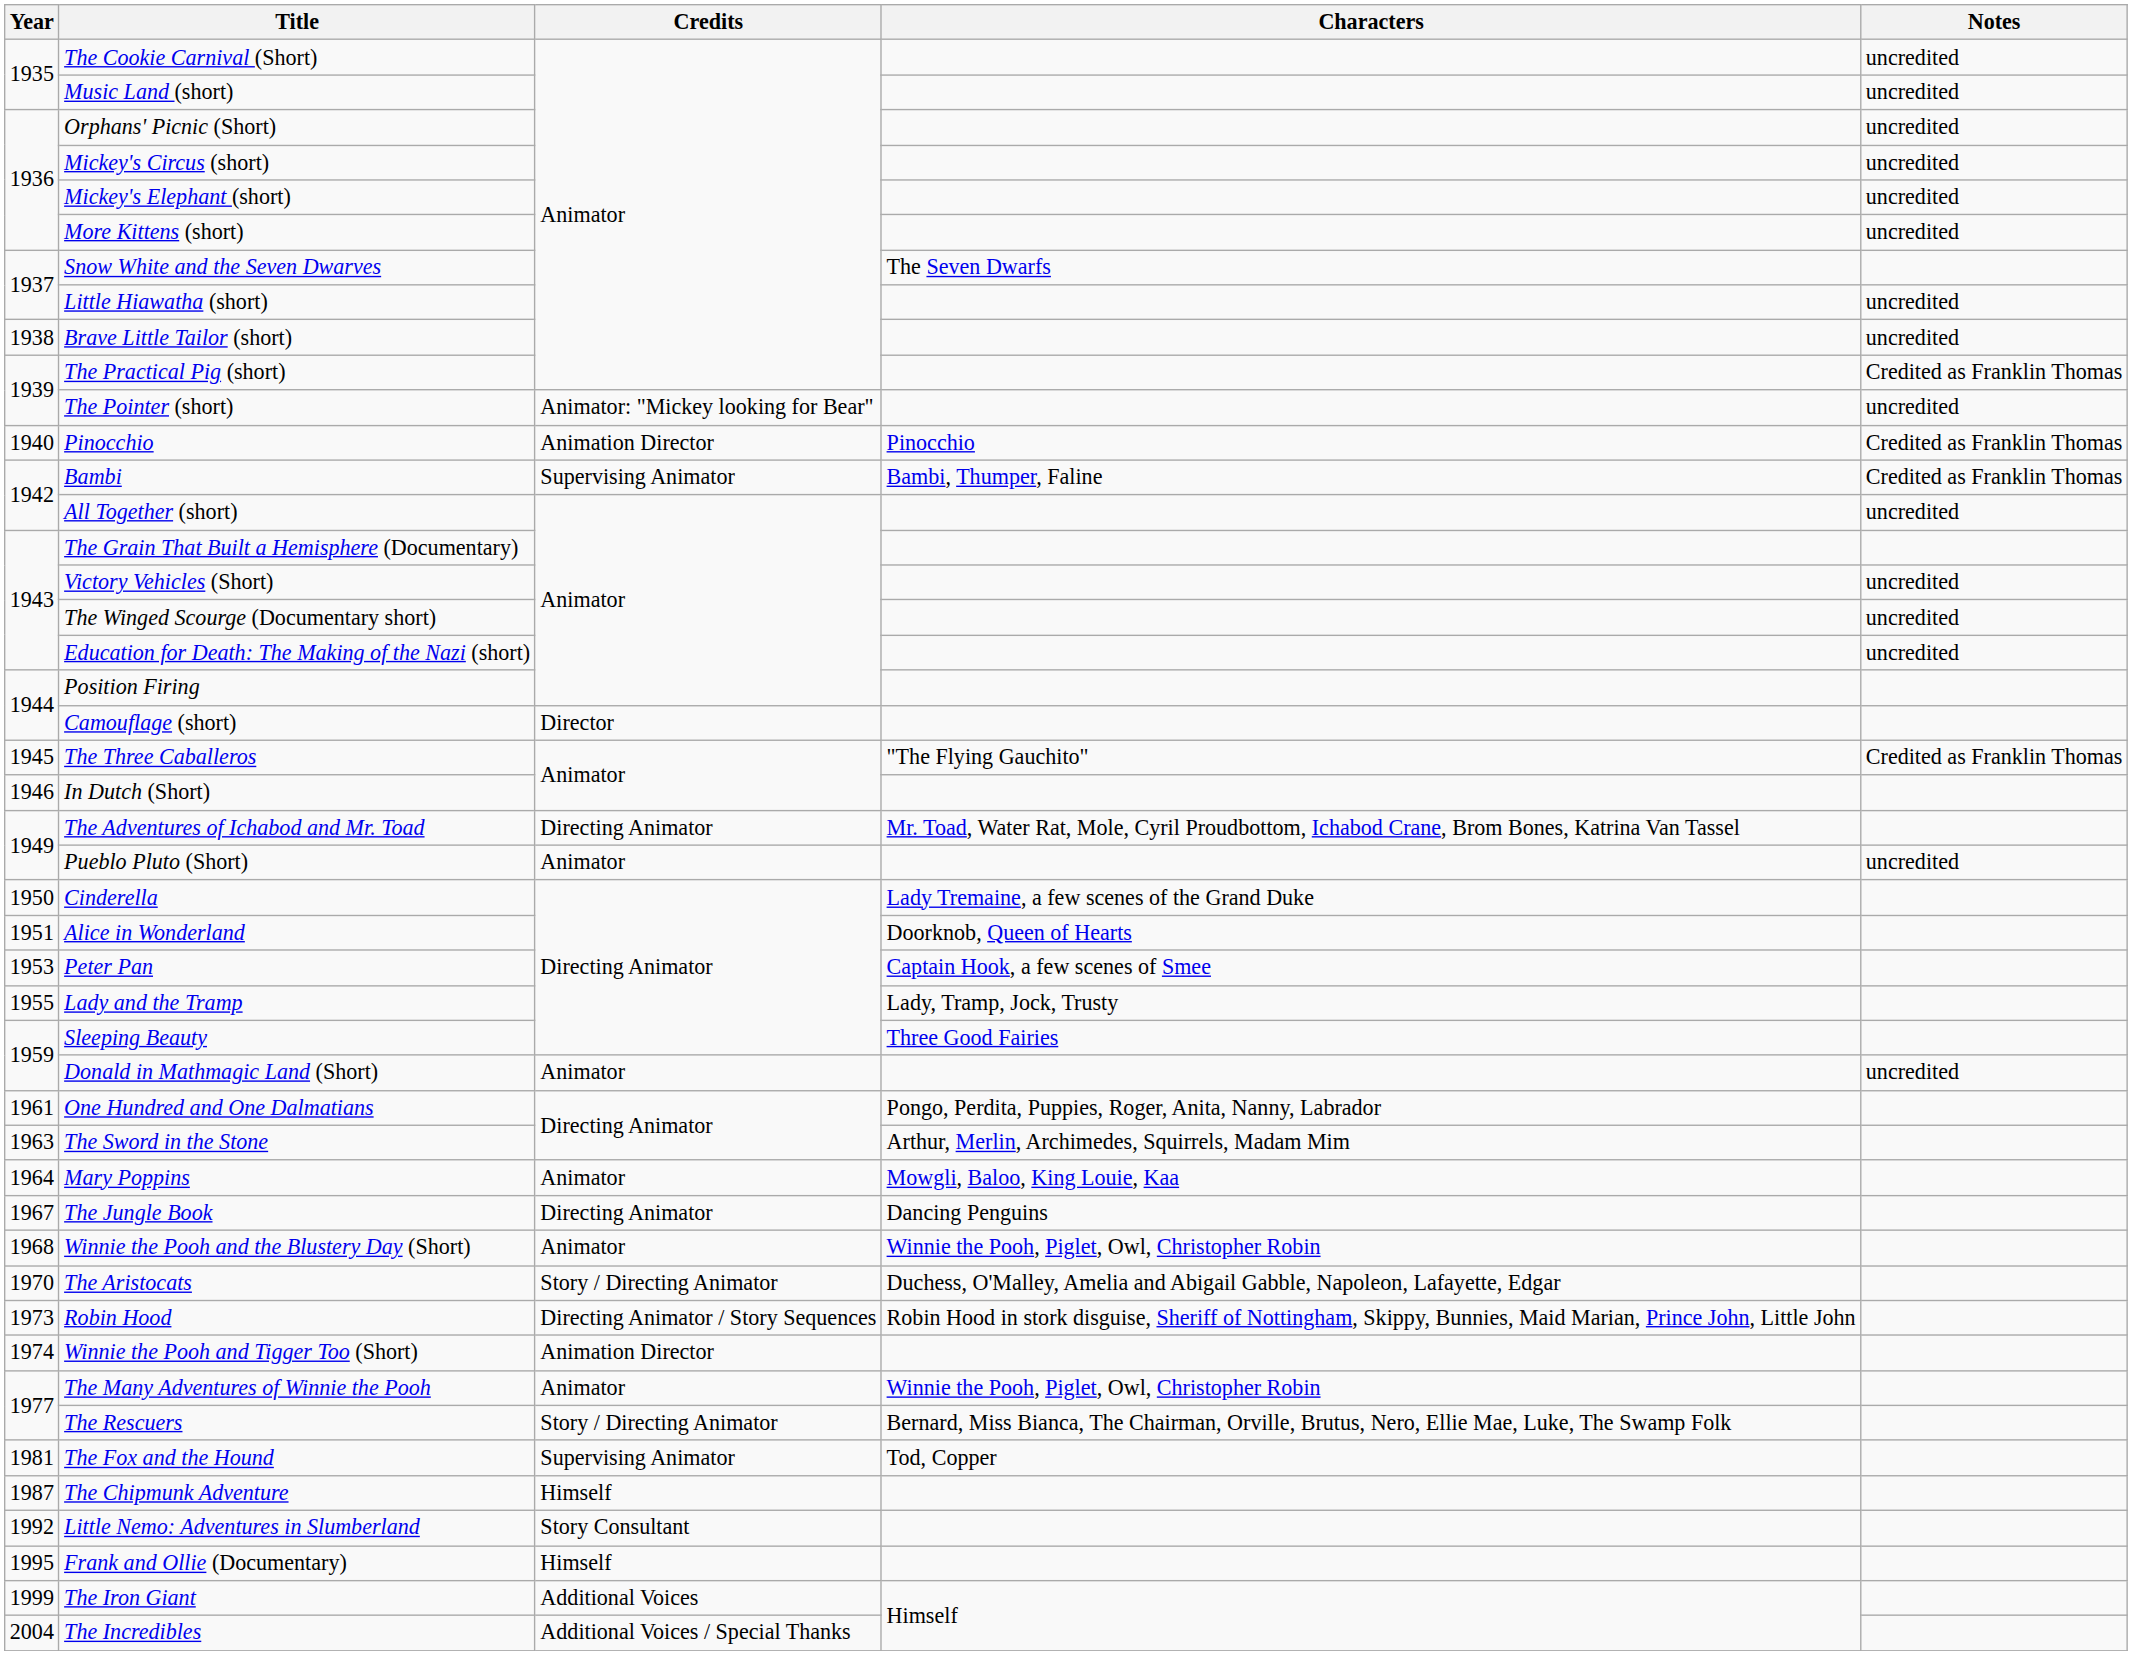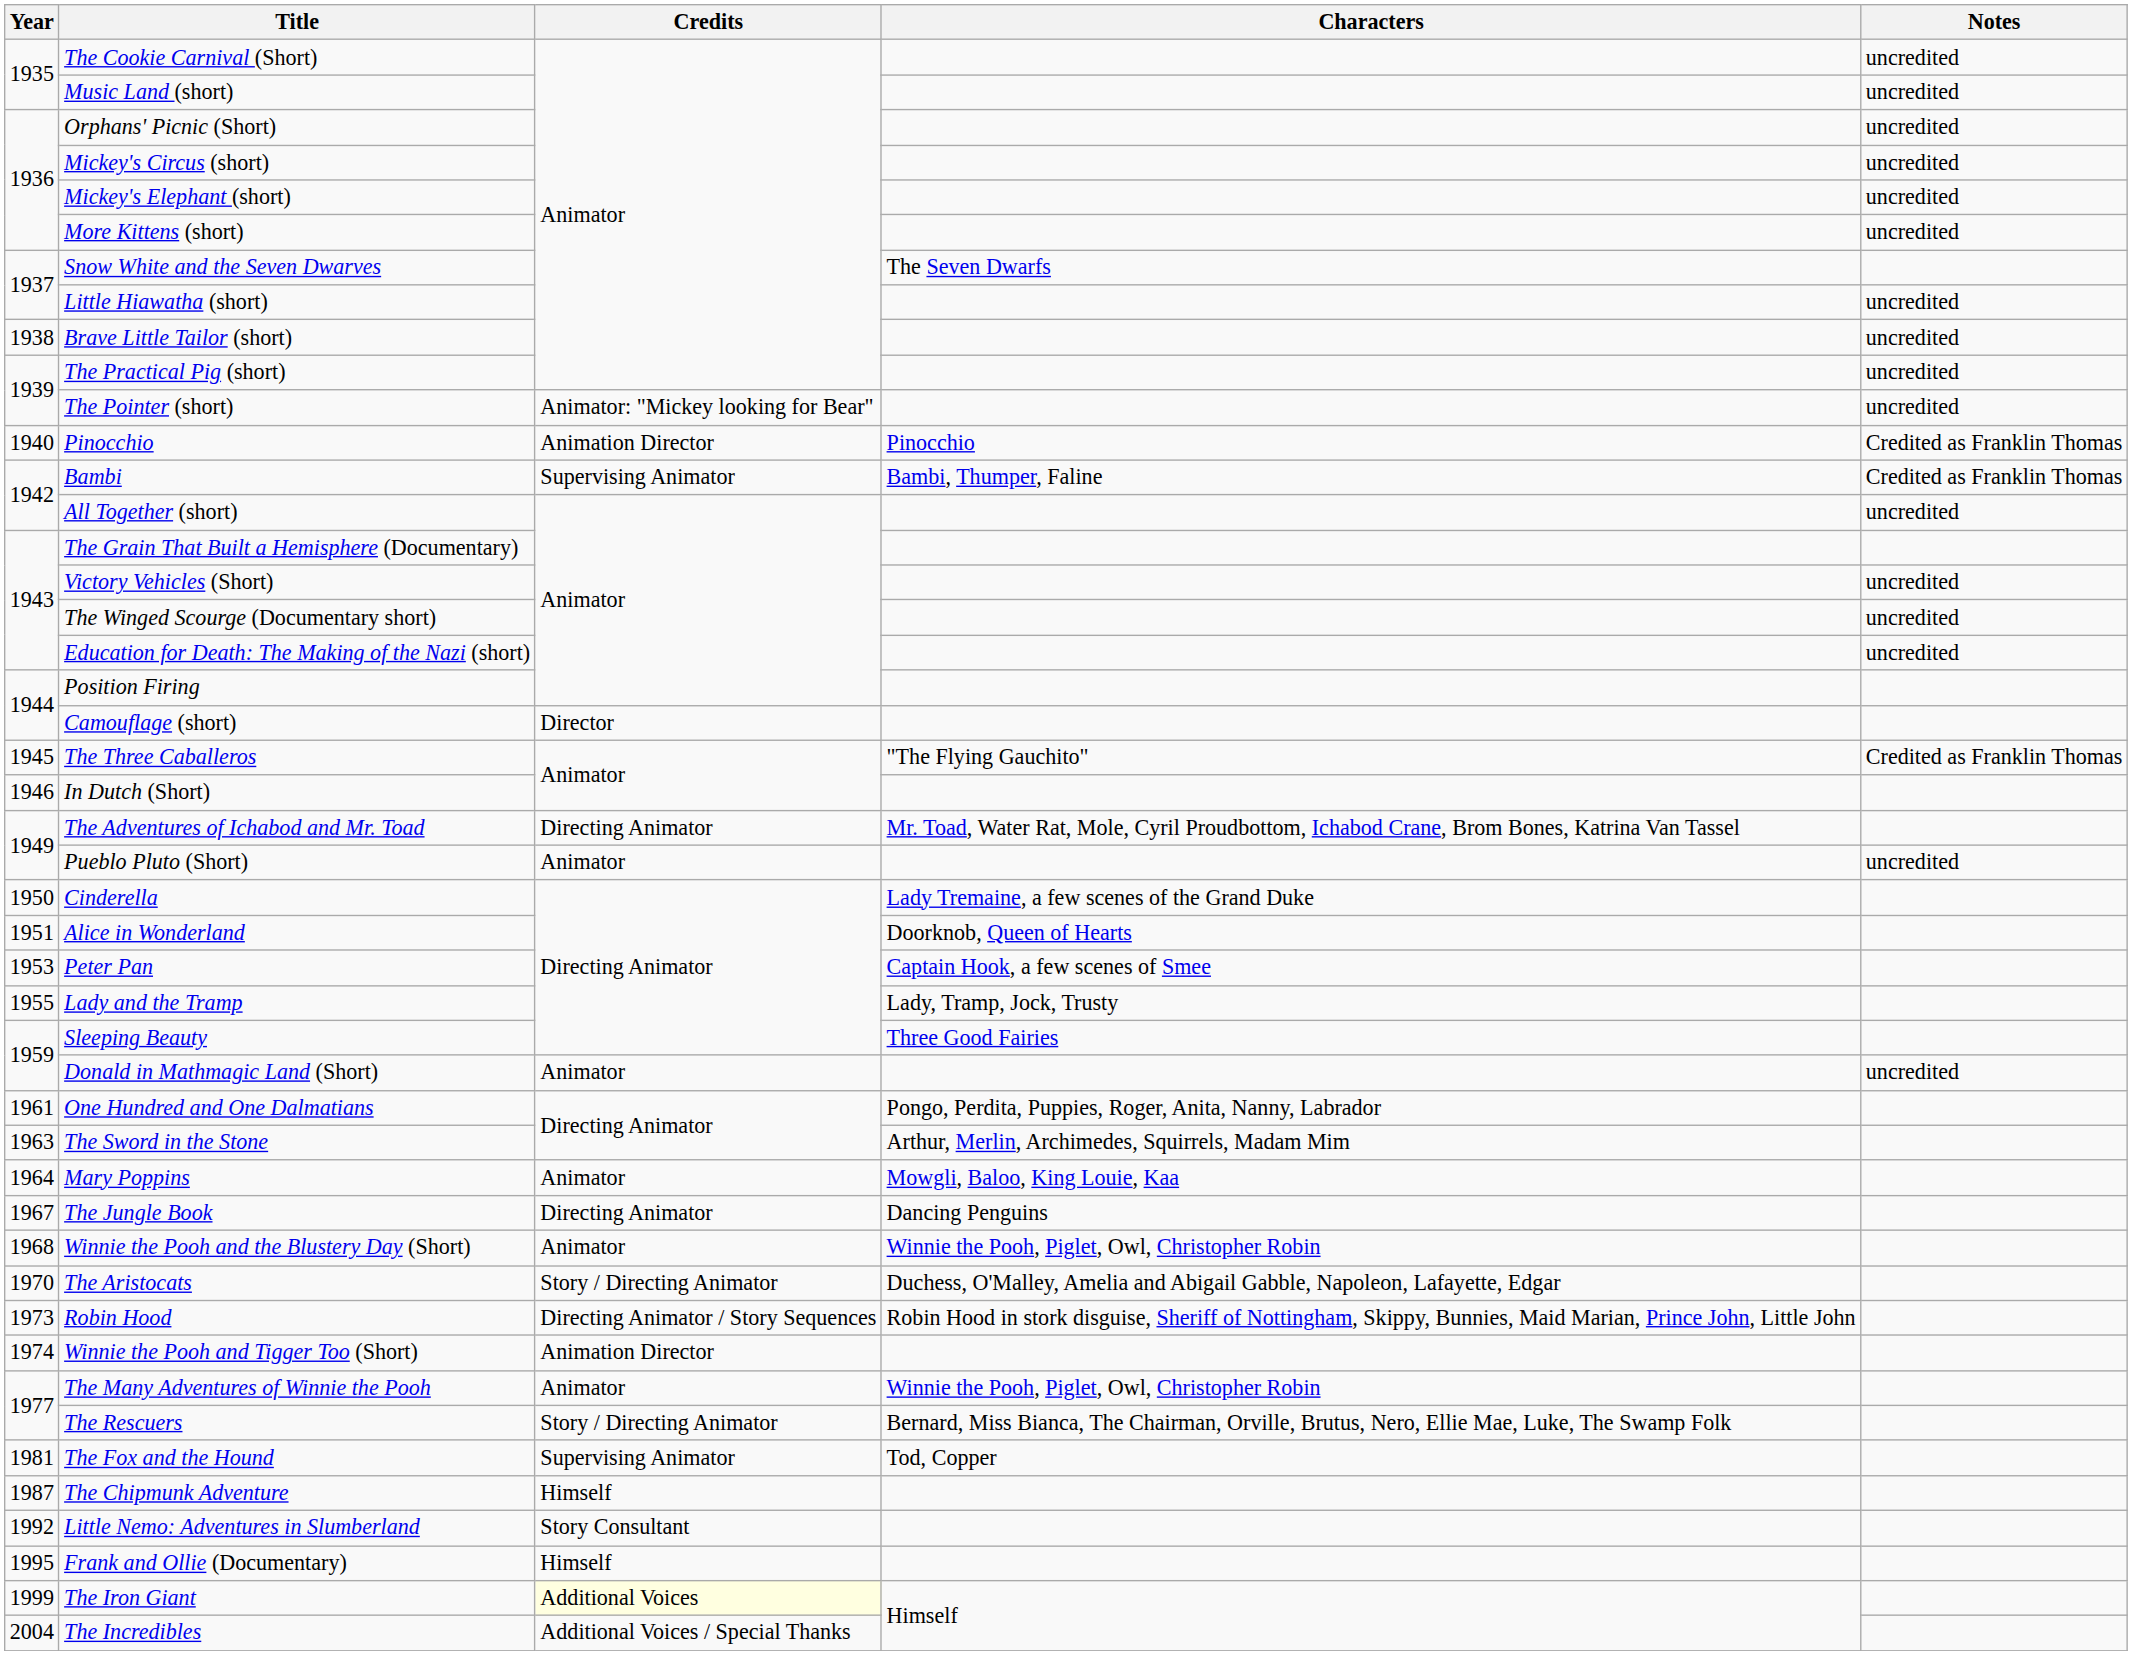(1994, 372) Credited as Franklin Thomas -> (1912, 372) uncredited
(619, 1597) no background -> (619, 1597) lightyellow background
